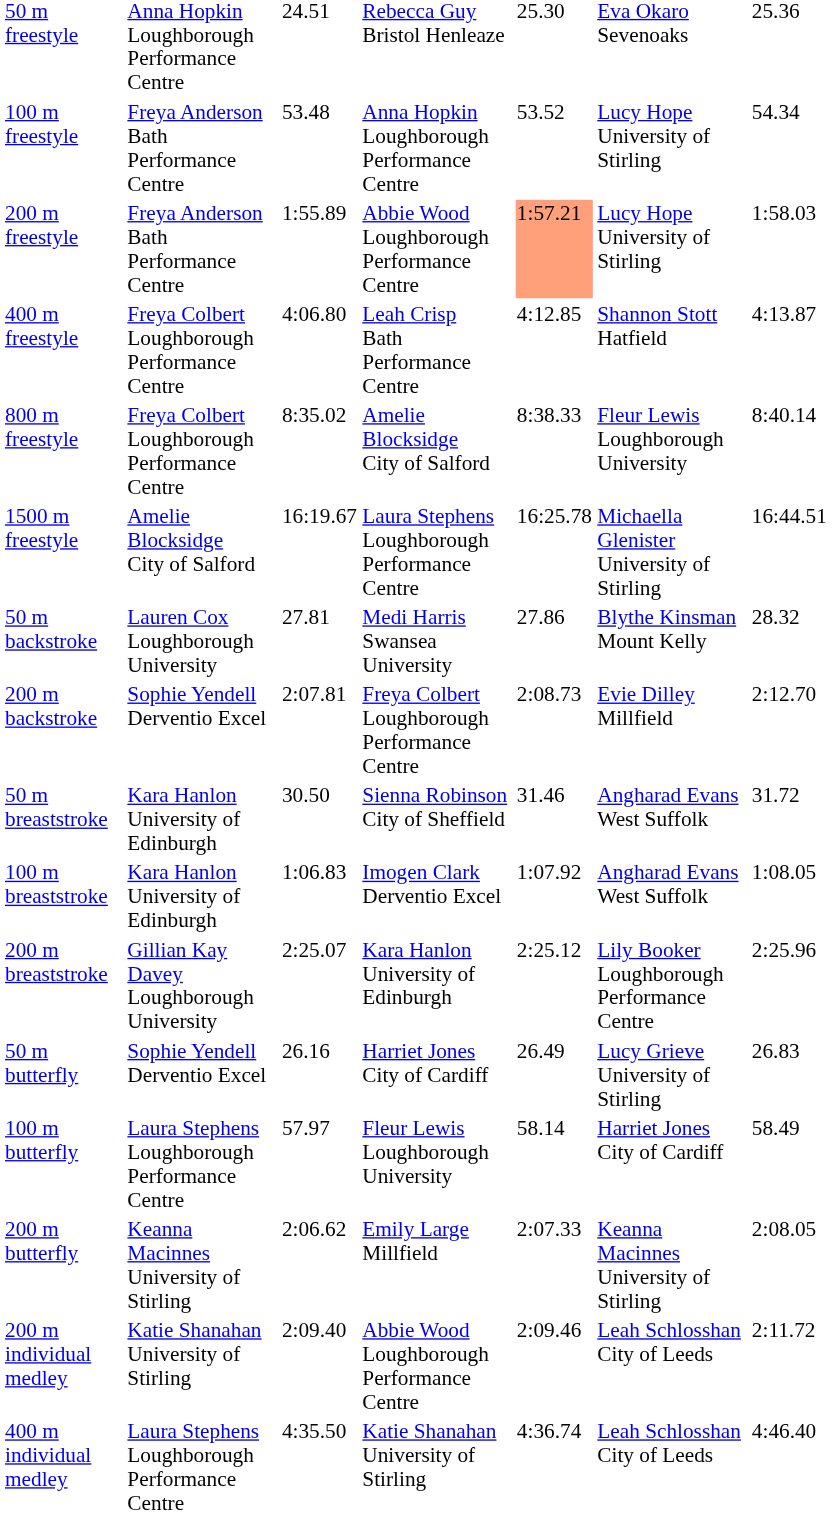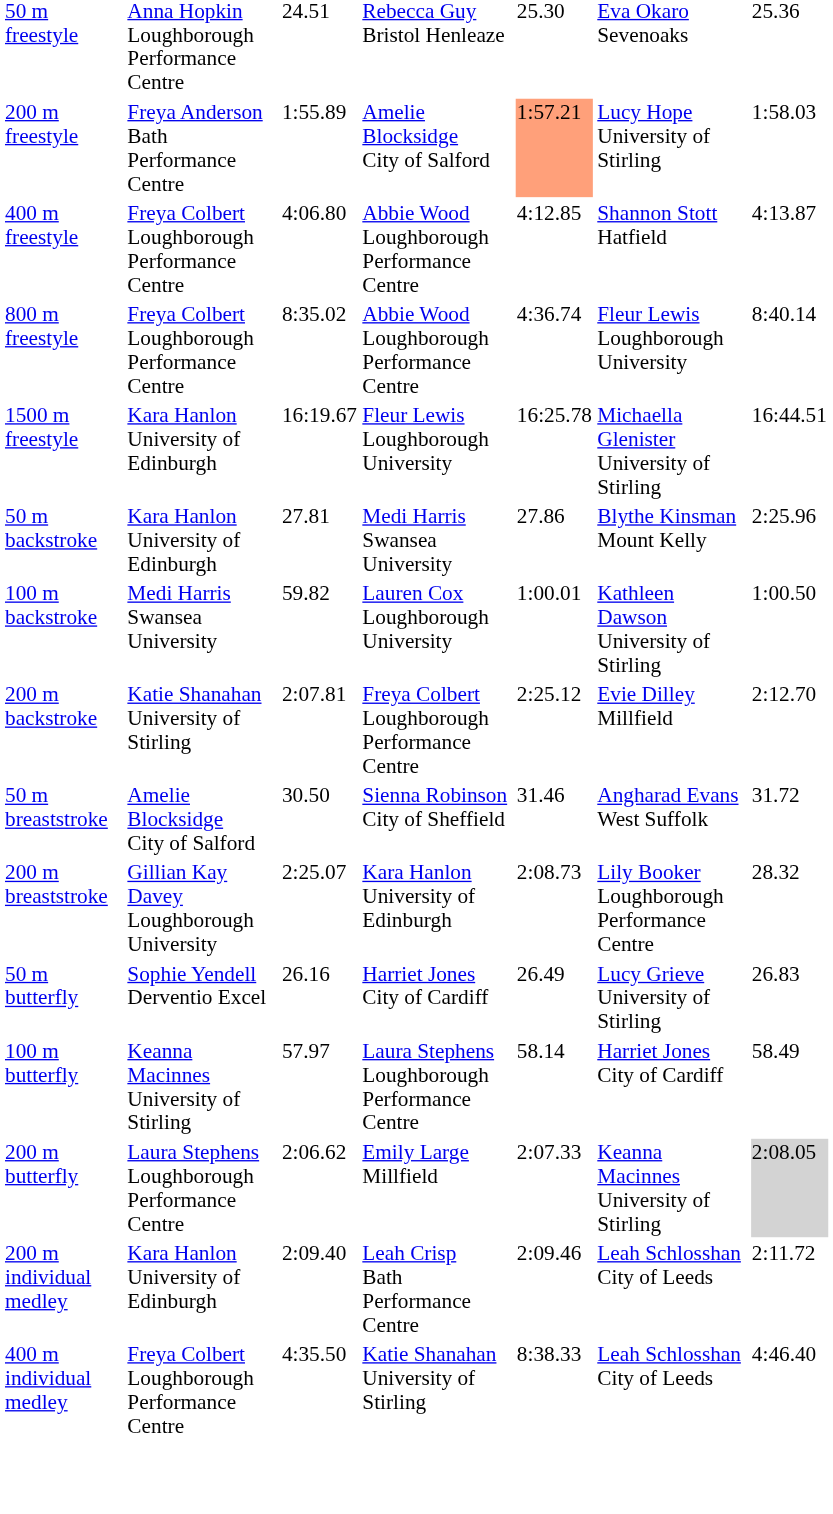- row: (42, 123)
(426, 248) Abbie Wood Loughborough Performance Centre -> (426, 135) Amelie Blocksidge City of Salford
(417, 349) Leah Crisp Bath Performance Centre -> (426, 248) Abbie Wood Loughborough Performance Centre
(426, 439) Amelie Blocksidge City of Salford -> (426, 349) Abbie Wood Loughborough Performance Centre
(549, 415) 8:38.33 -> (549, 314) 4:36.74
(191, 540) Amelie Blocksidge City of Salford -> (184, 439) Kara Hanlon University of Edinburgh
(428, 552) Laura Stephens Loughborough Performance Centre -> (426, 439) Fleur Lewis Loughborough University
(191, 641) Lauren Cox Loughborough University -> (184, 540) Kara Hanlon University of Edinburgh
(776, 617) 28.32 -> (784, 516) 2:25.96
+ row: (51, 605)
(197, 706) Sophie Yendell Derventio Excel -> (194, 718) Katie Shanahan University of Stirling
(549, 694) 2:08.73 -> (549, 694) 2:25.12
(184, 819) Kara Hanlon University of Edinburgh -> (191, 819) Amelie Blocksidge City of Salford
- row: (56, 884)
(549, 949) 2:25.12 -> (549, 872) 2:08.73
(784, 949) 2:25.96 -> (776, 872) 28.32
(193, 1163) Laura Stephens Loughborough Performance Centre -> (184, 1086) Keanna Macinnes University of Stirling
(426, 1151) Fleur Lewis Loughborough University -> (428, 1086) Laura Stephens Loughborough Performance Centre
(184, 1264) Keanna Macinnes University of Stirling -> (193, 1187) Laura Stephens Loughborough Performance Centre
(784, 1229) no background -> (784, 1151) lightgrey background
(194, 1354) Katie Shanahan University of Stirling -> (184, 1276) Kara Hanlon University of Edinburgh
(426, 1366) Abbie Wood Loughborough Performance Centre -> (417, 1288) Leah Crisp Bath Performance Centre
(193, 1467) Laura Stephens Loughborough Performance Centre -> (191, 1390) Freya Colbert Loughborough Performance Centre
(549, 1431) 4:36.74 -> (549, 1354) 8:38.33
